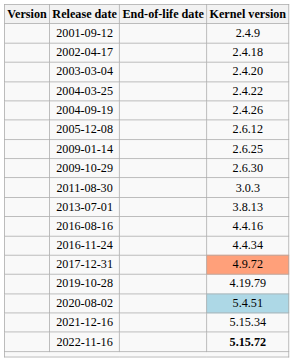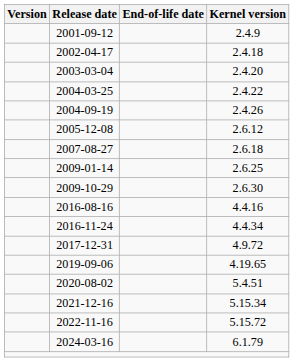+ row: (85, 149)
- row: (85, 187)
- row: (85, 206)
(248, 264) lightsalmon background -> (248, 245) no background
+ row: (85, 264)
- row: (85, 284)
(248, 303) lightblue background -> (248, 284) no background
(248, 341) bold -> (248, 322) normal
+ row: (85, 341)
